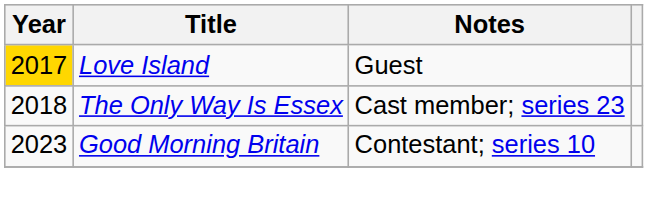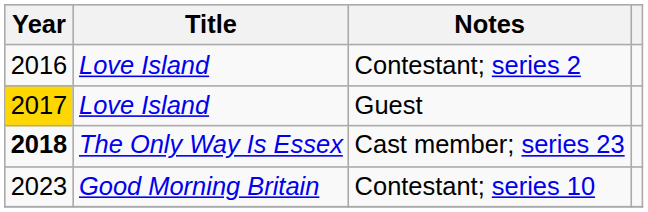+ row: (468, 65)
(39, 105) normal -> (39, 145) bold
